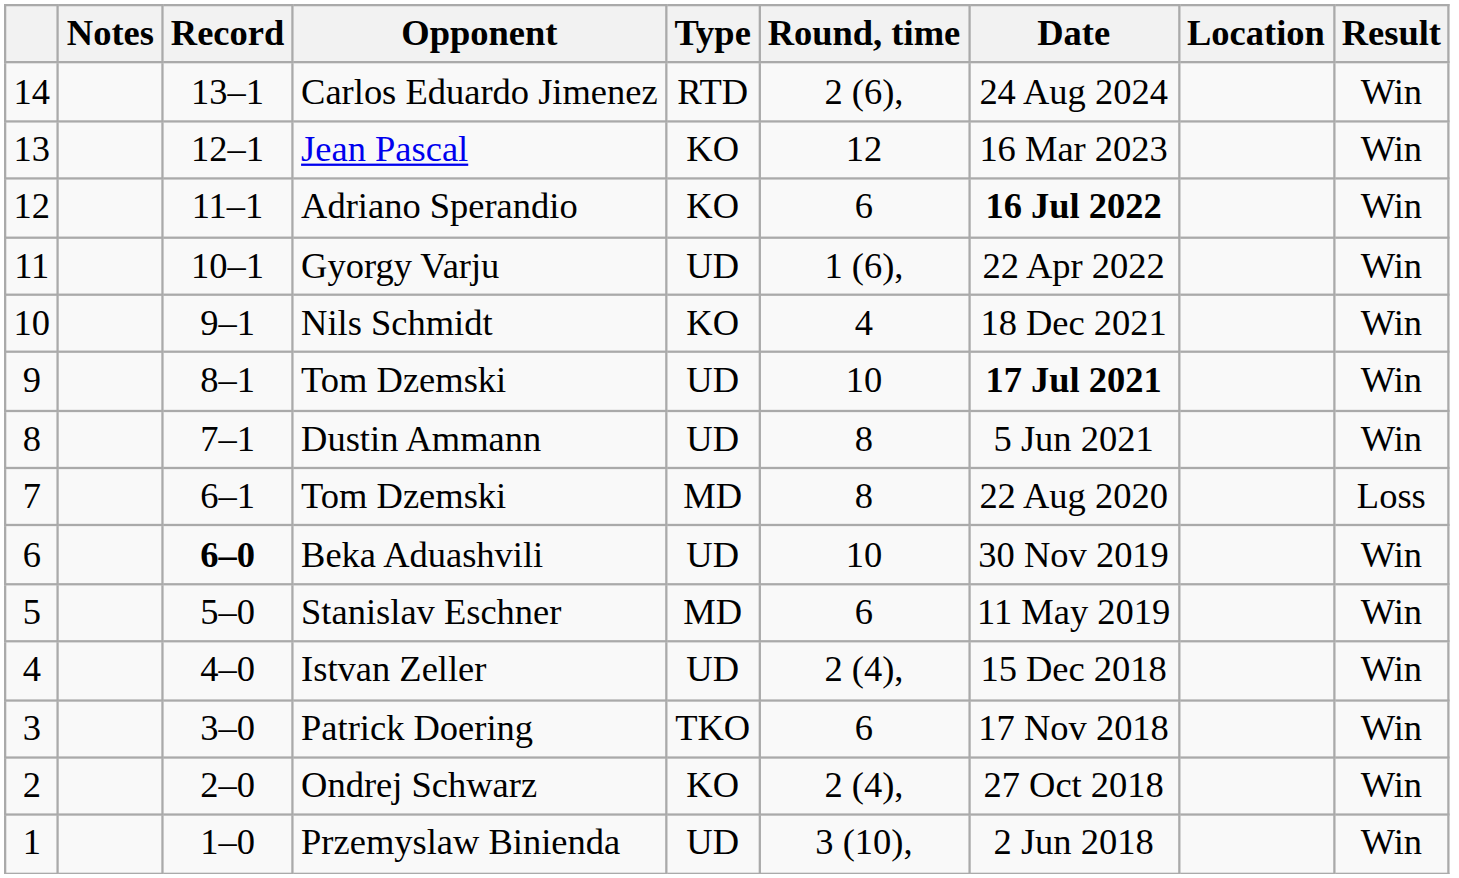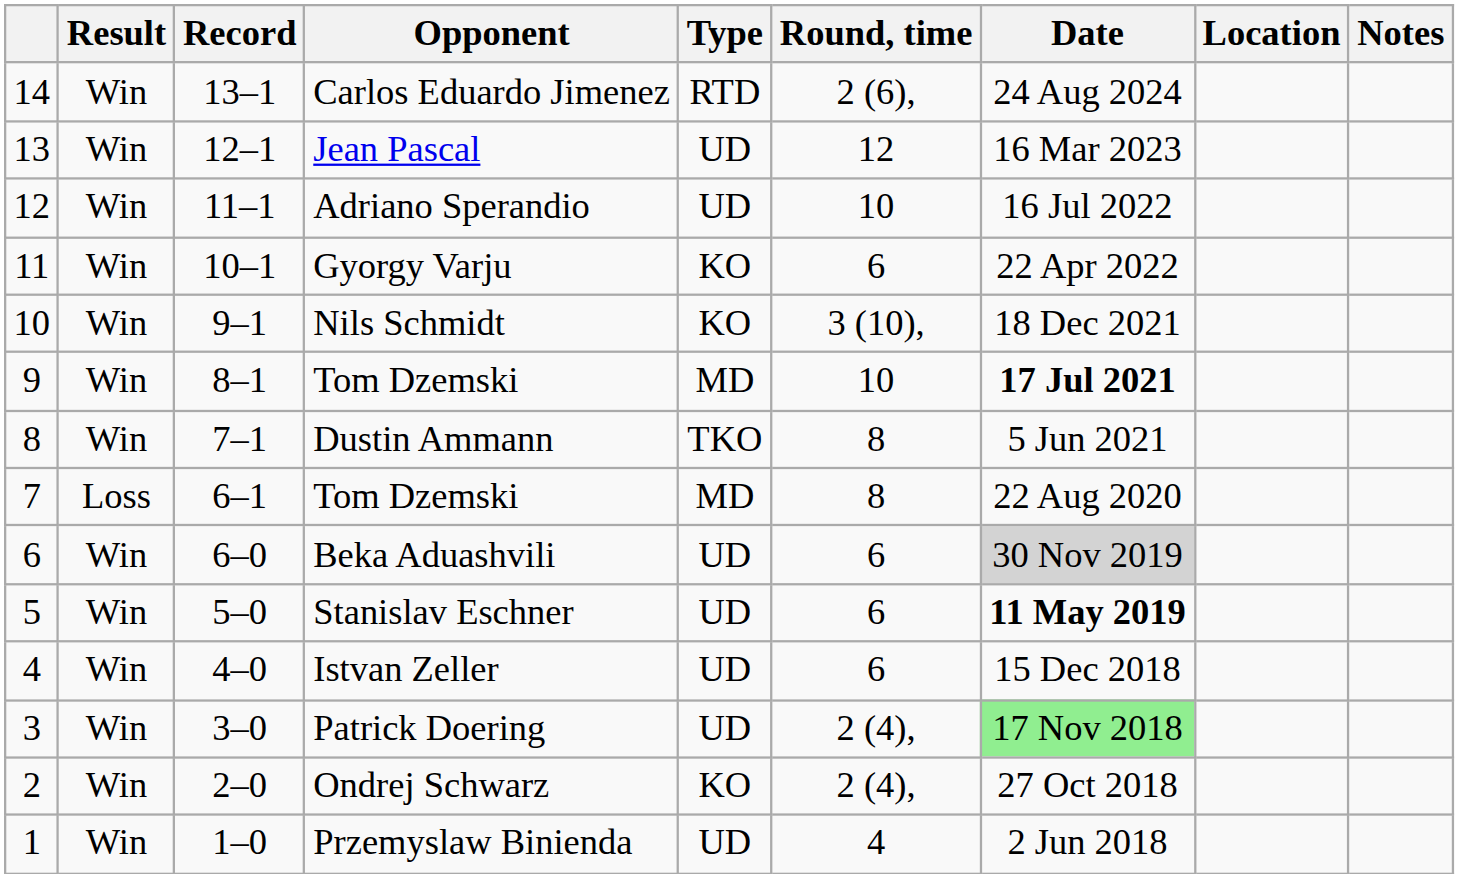columns swapped: (1391, 33) <-> (110, 33)
(713, 149) KO -> (725, 149) UD
(713, 206) KO -> (725, 206) UD
(864, 206) 6 -> (876, 206) 10
(1074, 206) bold -> (1087, 206) normal
(713, 264) UD -> (725, 264) KO
(864, 264) 1 (6), -> (876, 264) 6
(864, 322) 4 -> (876, 322) 3 (10),
(713, 380) UD -> (725, 380) MD
(713, 438) UD -> (725, 438) TKO
(228, 554) bold -> (240, 554) normal
(864, 554) 10 -> (876, 554) 6
(1074, 554) no background -> (1087, 554) lightgrey background
(713, 611) MD -> (725, 611) UD
(1074, 611) normal -> (1087, 611) bold
(864, 669) 2 (4), -> (876, 669) 6
(713, 727) TKO -> (725, 727) UD
(864, 727) 6 -> (876, 727) 2 (4),
(1074, 727) no background -> (1087, 727) lightgreen background
(864, 843) 3 (10), -> (876, 843) 4
